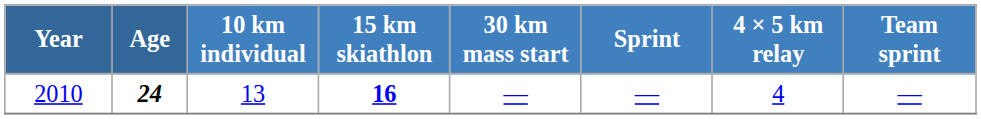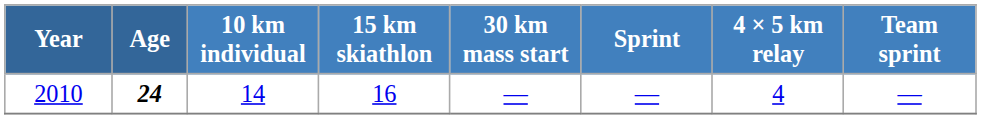(253, 93) 13 -> (253, 93) 14
(384, 93) bold -> (384, 93) normal
